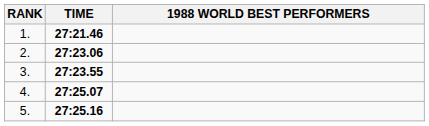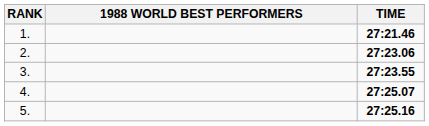columns swapped: (268, 14) <-> (79, 14)
